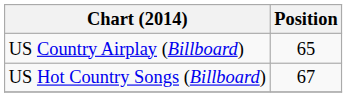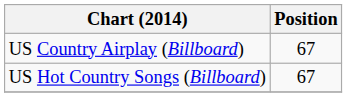(306, 48) 65 -> (306, 48) 67
